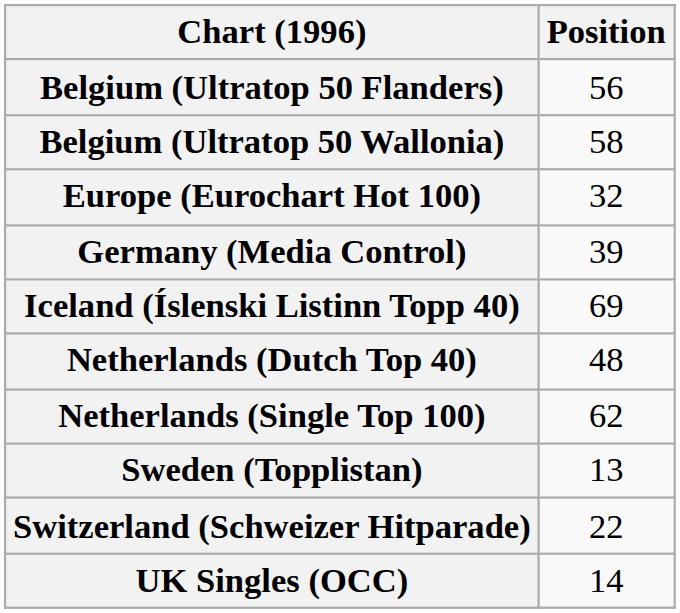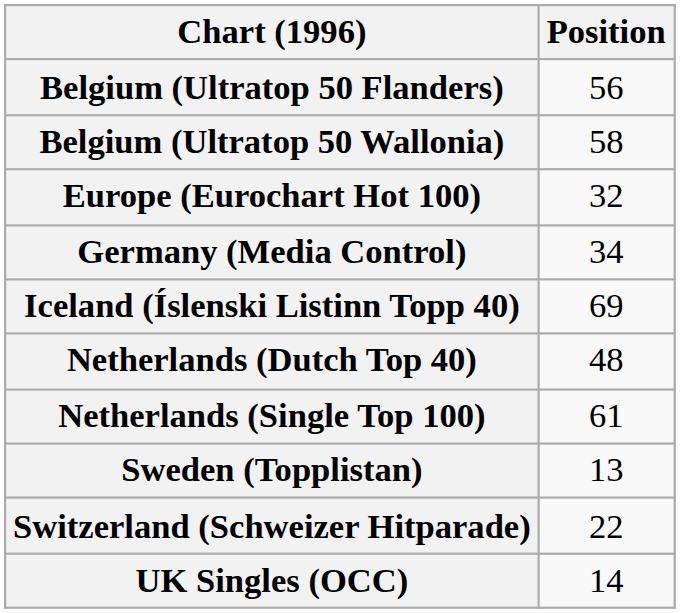(606, 251) 39 -> (606, 251) 34
(606, 415) 62 -> (606, 415) 61
